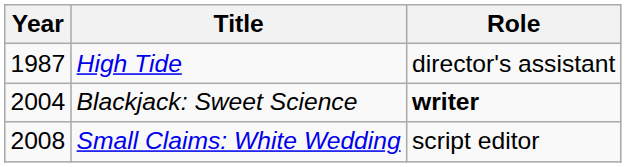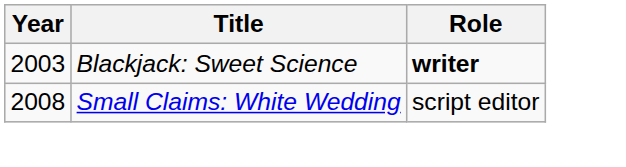- row: (129, 63)
(38, 102) 2004 -> (38, 63) 2003
